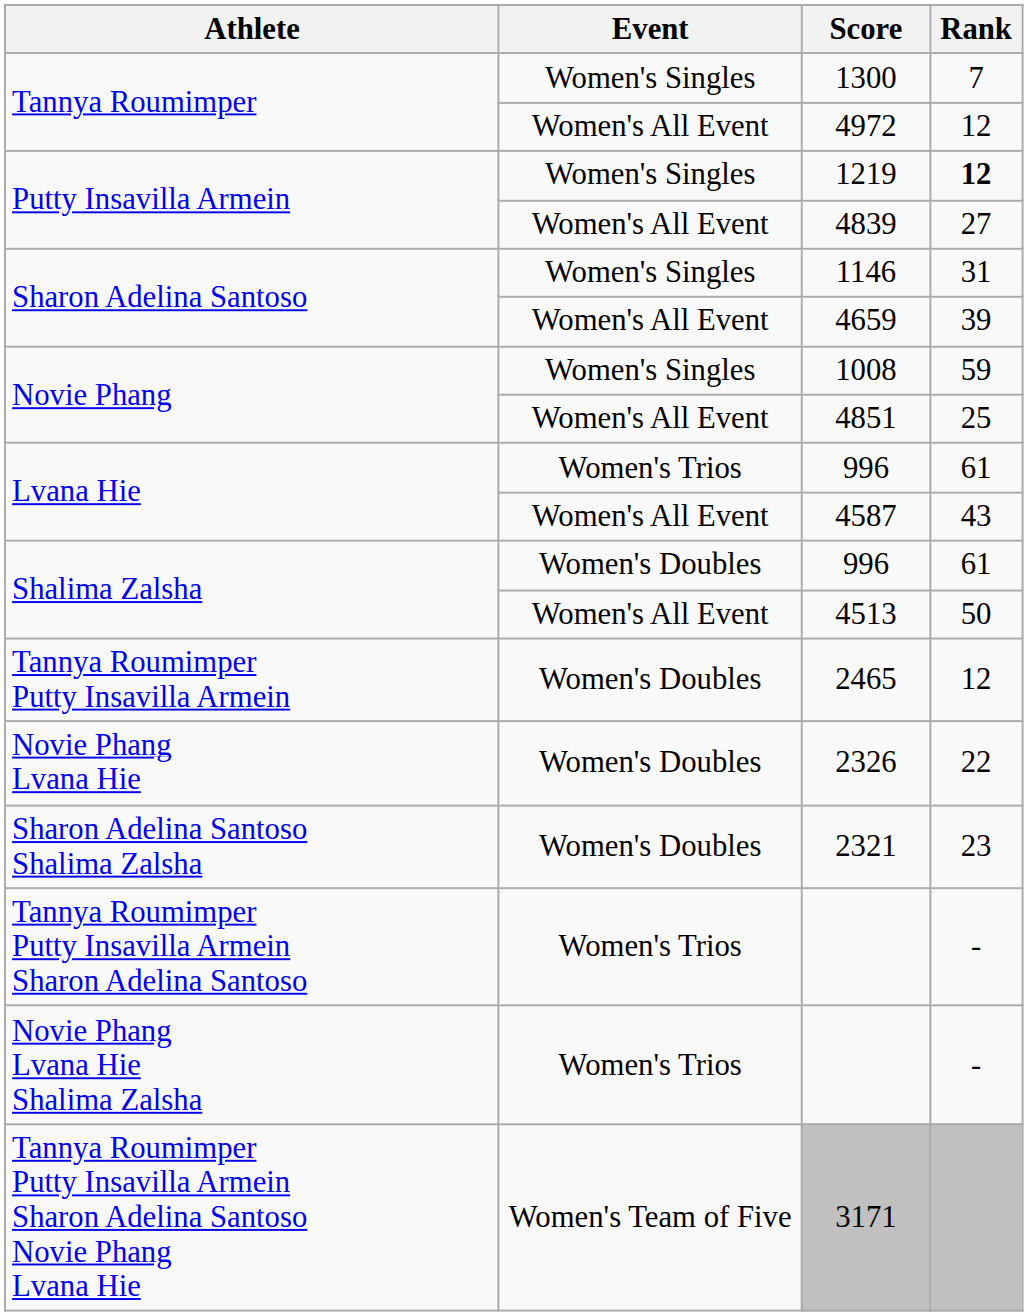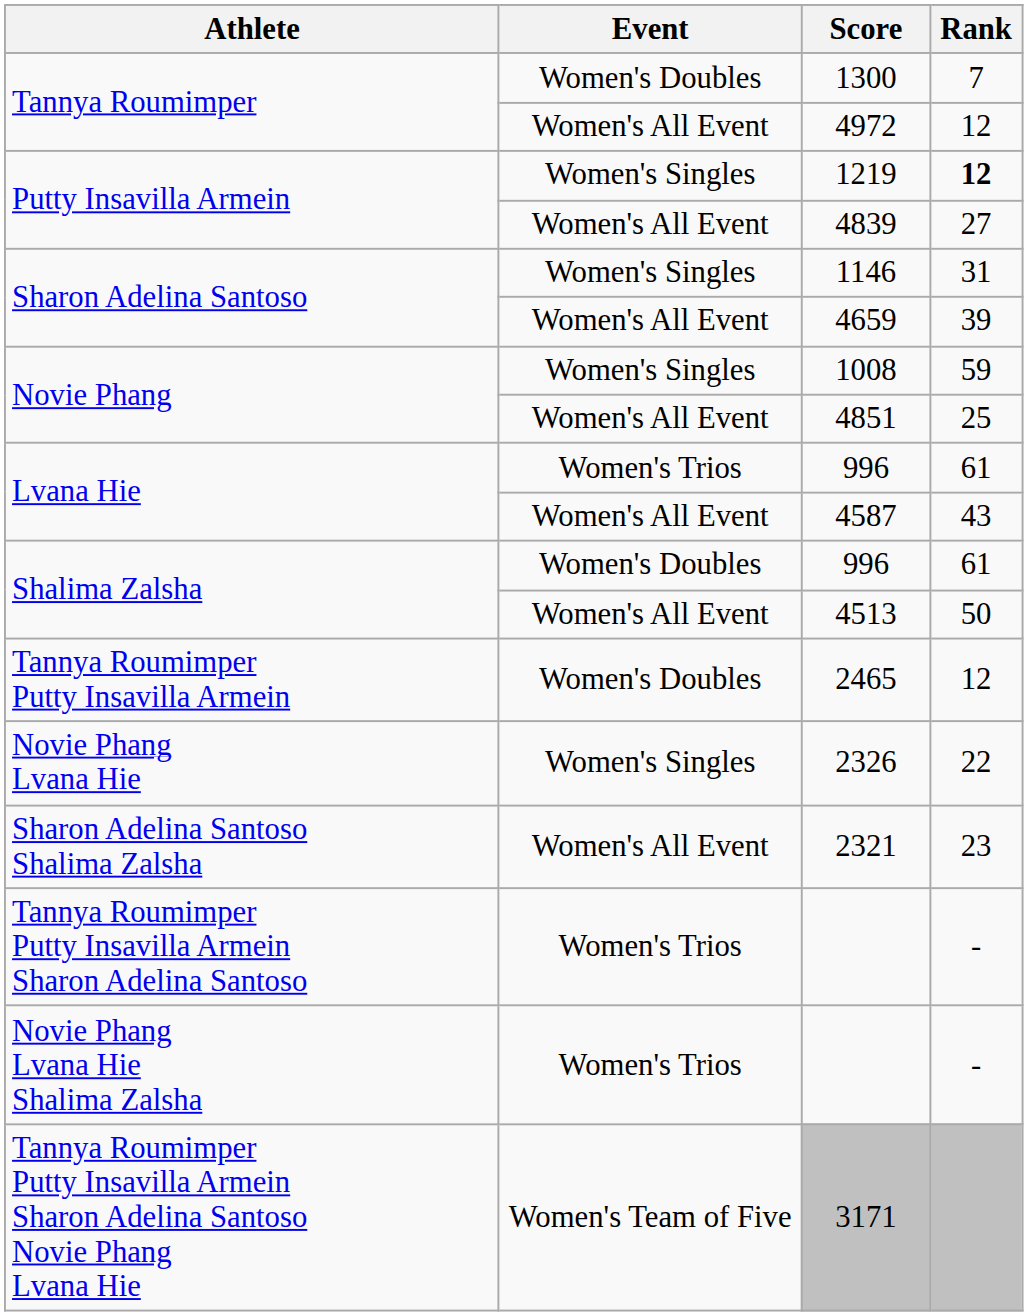(650, 77) Women's Singles -> (650, 77) Women's Doubles
(650, 762) Women's Doubles -> (650, 762) Women's Singles
(650, 846) Women's Doubles -> (650, 846) Women's All Event
